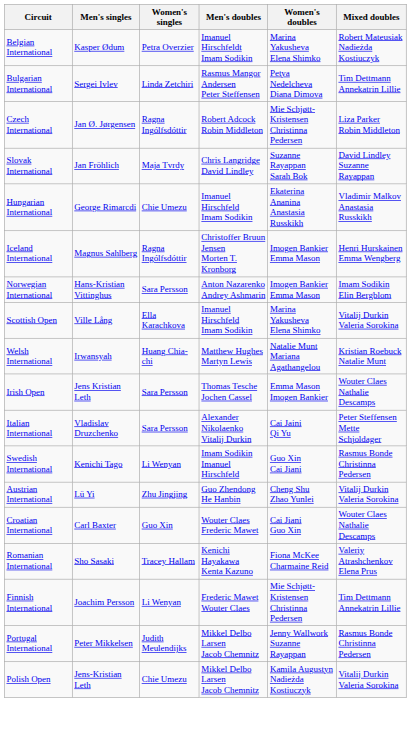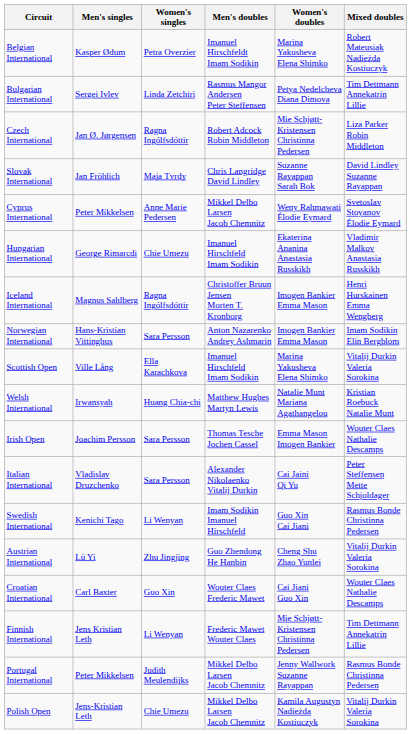+ row: (29, 212)
(98, 391) Jens Kristian Leth -> (105, 438) Joachim Persson
- row: (29, 560)
(104, 602) Joachim Persson -> (99, 633) Jens Kristian Leth
